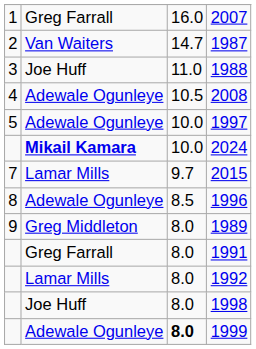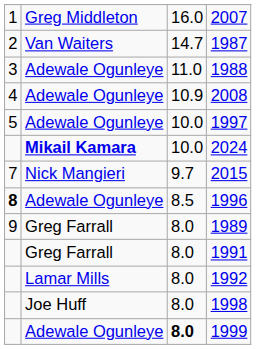(69, 17) Greg Farrall -> (81, 17) Greg Middleton
(56, 69) Joe Huff -> (94, 69) Adewale Ogunleye
(187, 95) 10.5 -> (187, 95) 10.9
(67, 174) Lamar Mills -> (75, 174) Nick Mangieri
(13, 200) normal -> (13, 200) bold
(81, 226) Greg Middleton -> (69, 226) Greg Farrall
